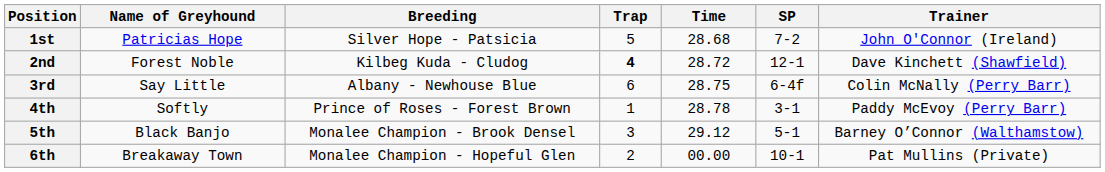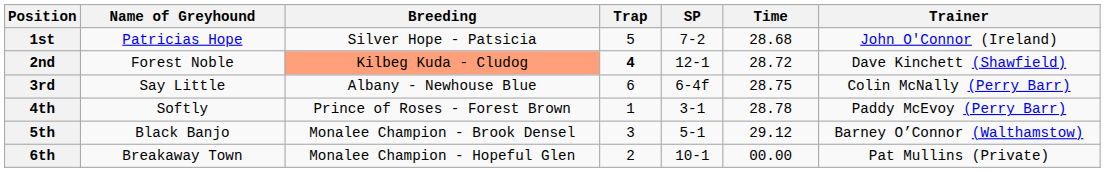columns swapped: (787, 16) <-> (709, 16)
(442, 63) no background -> (442, 63) lightsalmon background
